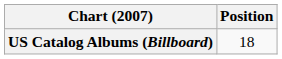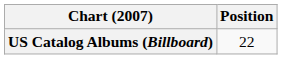(247, 41) 18 -> (247, 41) 22
